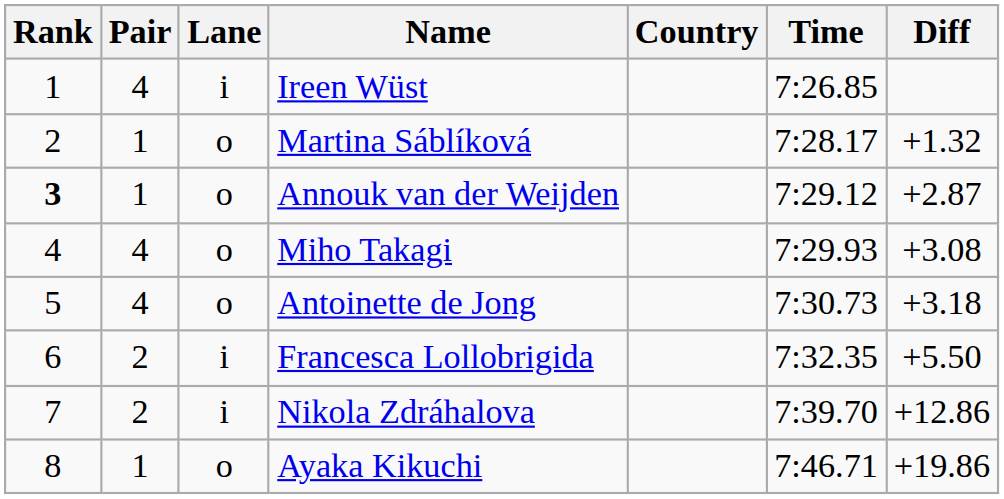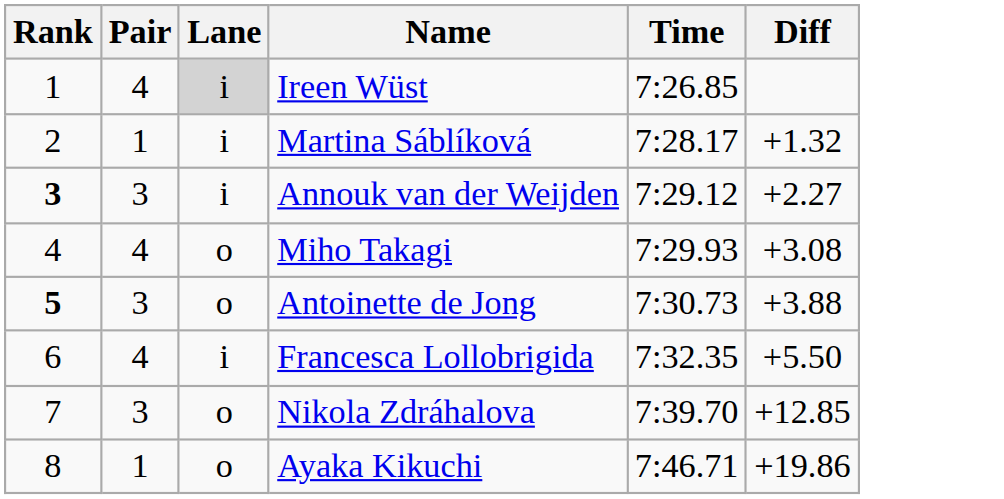- column: (697, 31)
(224, 85) no background -> (224, 85) lightgrey background
(224, 140) o -> (224, 140) i
(140, 194) 1 -> (140, 194) 3
(224, 194) o -> (224, 194) i
(942, 194) +2.87 -> (802, 194) +2.27
(53, 303) normal -> (53, 303) bold
(140, 303) 4 -> (140, 303) 3
(942, 303) +3.18 -> (802, 303) +3.88
(140, 357) 2 -> (140, 357) 4
(140, 411) 2 -> (140, 411) 3
(224, 411) i -> (224, 411) o
(942, 411) +12.86 -> (802, 411) +12.85
